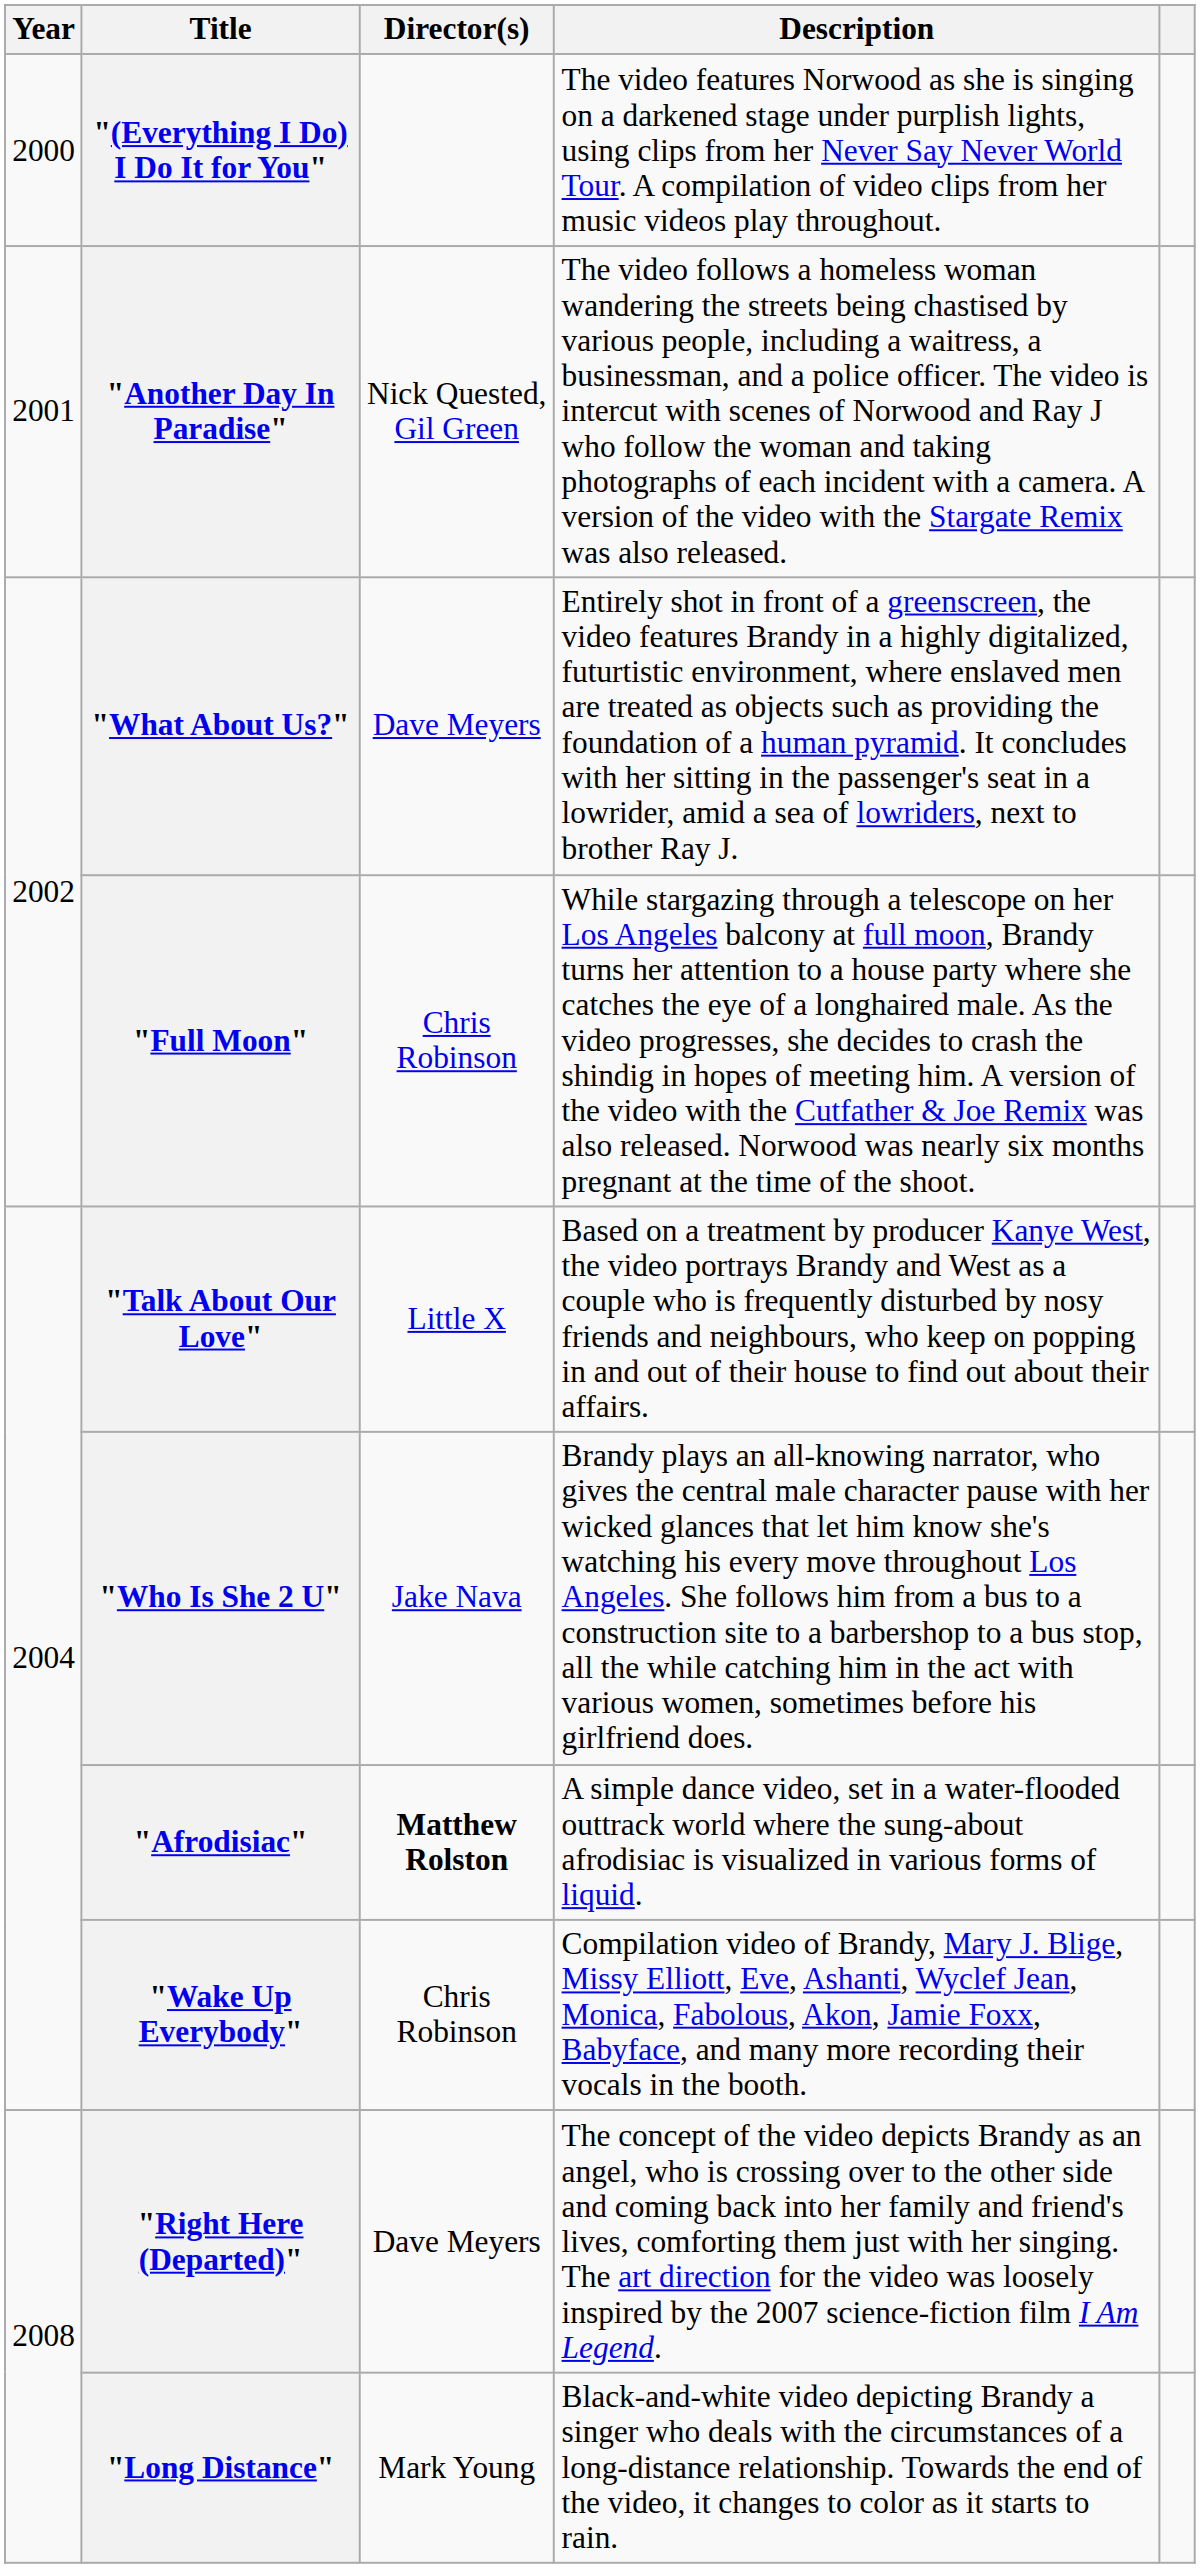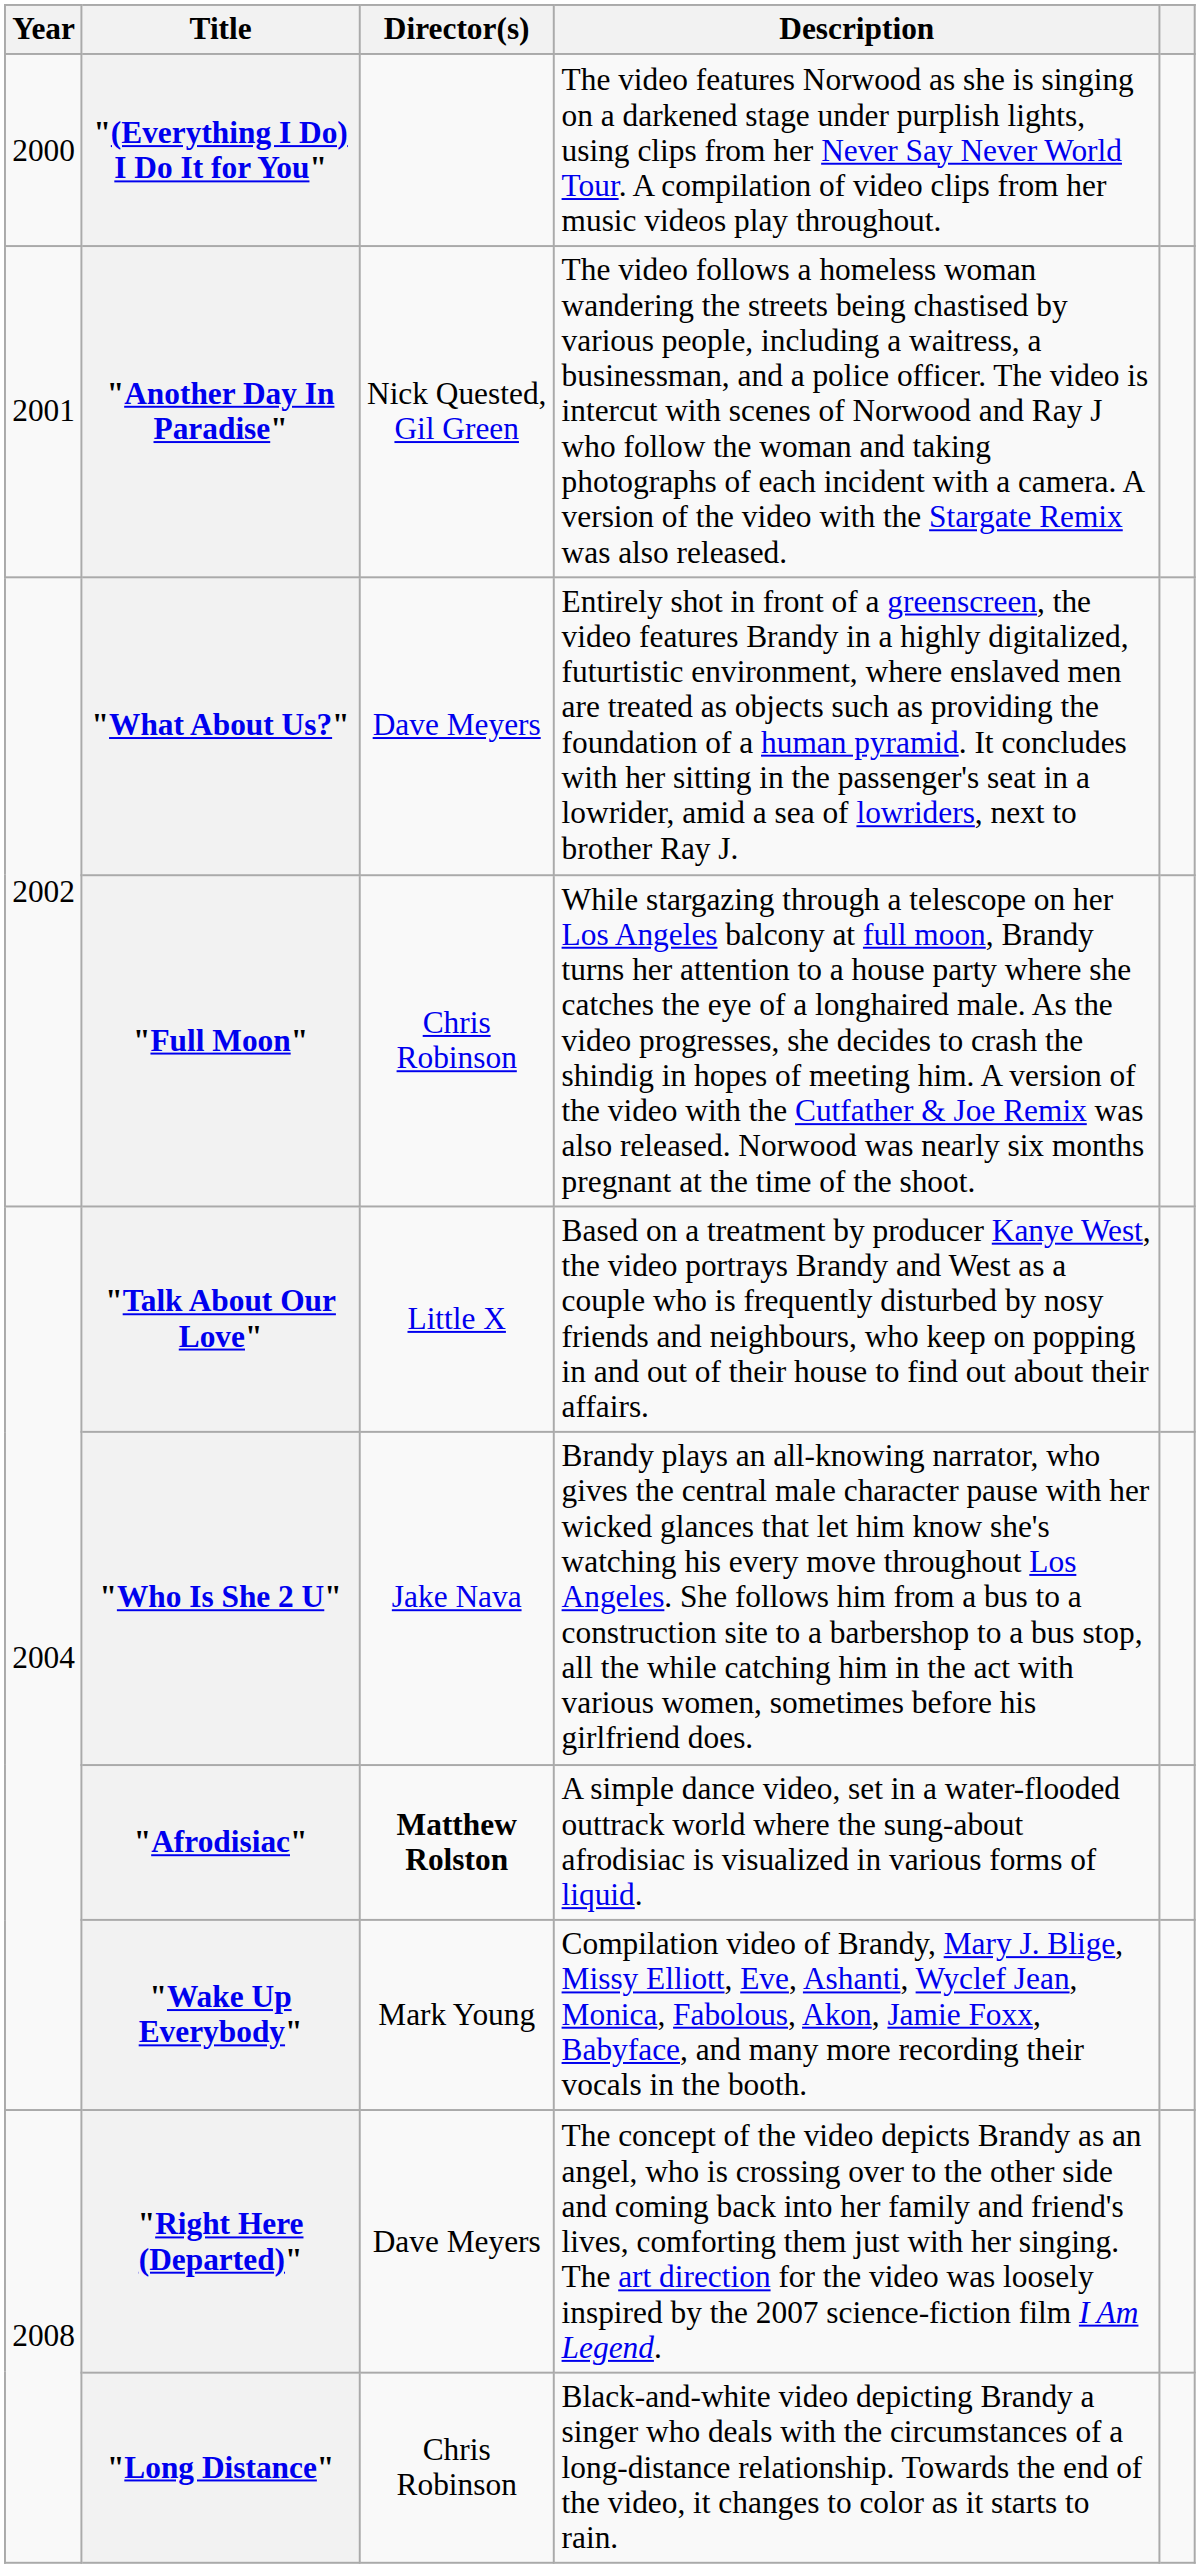(457, 2014) Chris Robinson -> (457, 2014) Mark Young
(457, 2467) Mark Young -> (457, 2467) Chris Robinson
